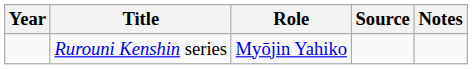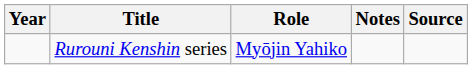columns swapped: (441, 19) <-> (383, 19)
